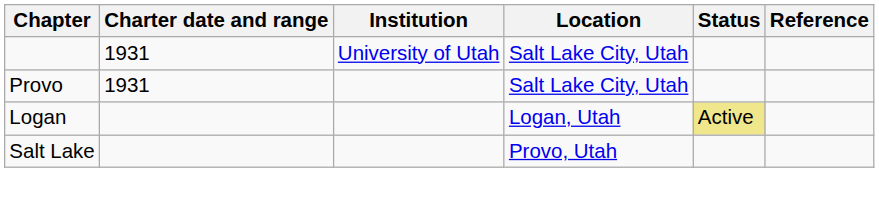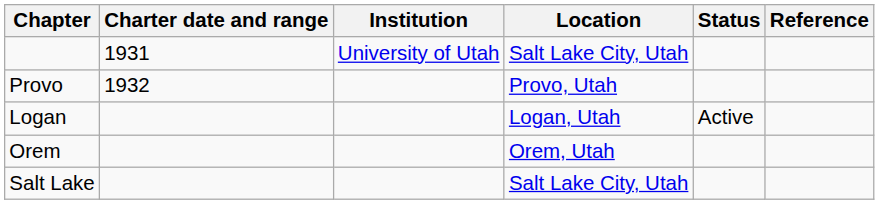(127, 85) 1931 -> (127, 85) 1932
(599, 85) Salt Lake City, Utah -> (563, 85) Provo, Utah
(726, 118) khaki background -> (726, 118) no background
+ row: (35, 150)
(563, 150) Provo, Utah -> (599, 183) Salt Lake City, Utah
